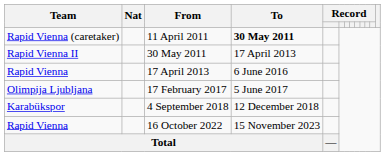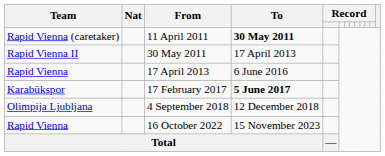(50, 89) Olimpija Ljubljana -> (36, 89) Karabükspor
(261, 89) normal -> (262, 89) bold
(36, 107) Karabükspor -> (50, 107) Olimpija Ljubljana
